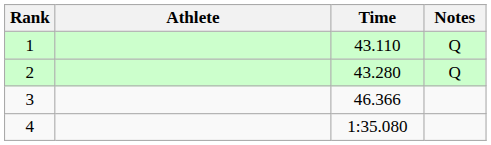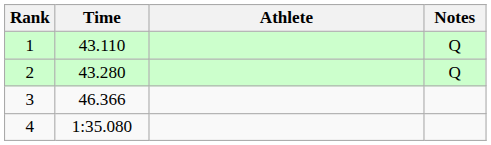columns swapped: (193, 18) <-> (377, 18)
